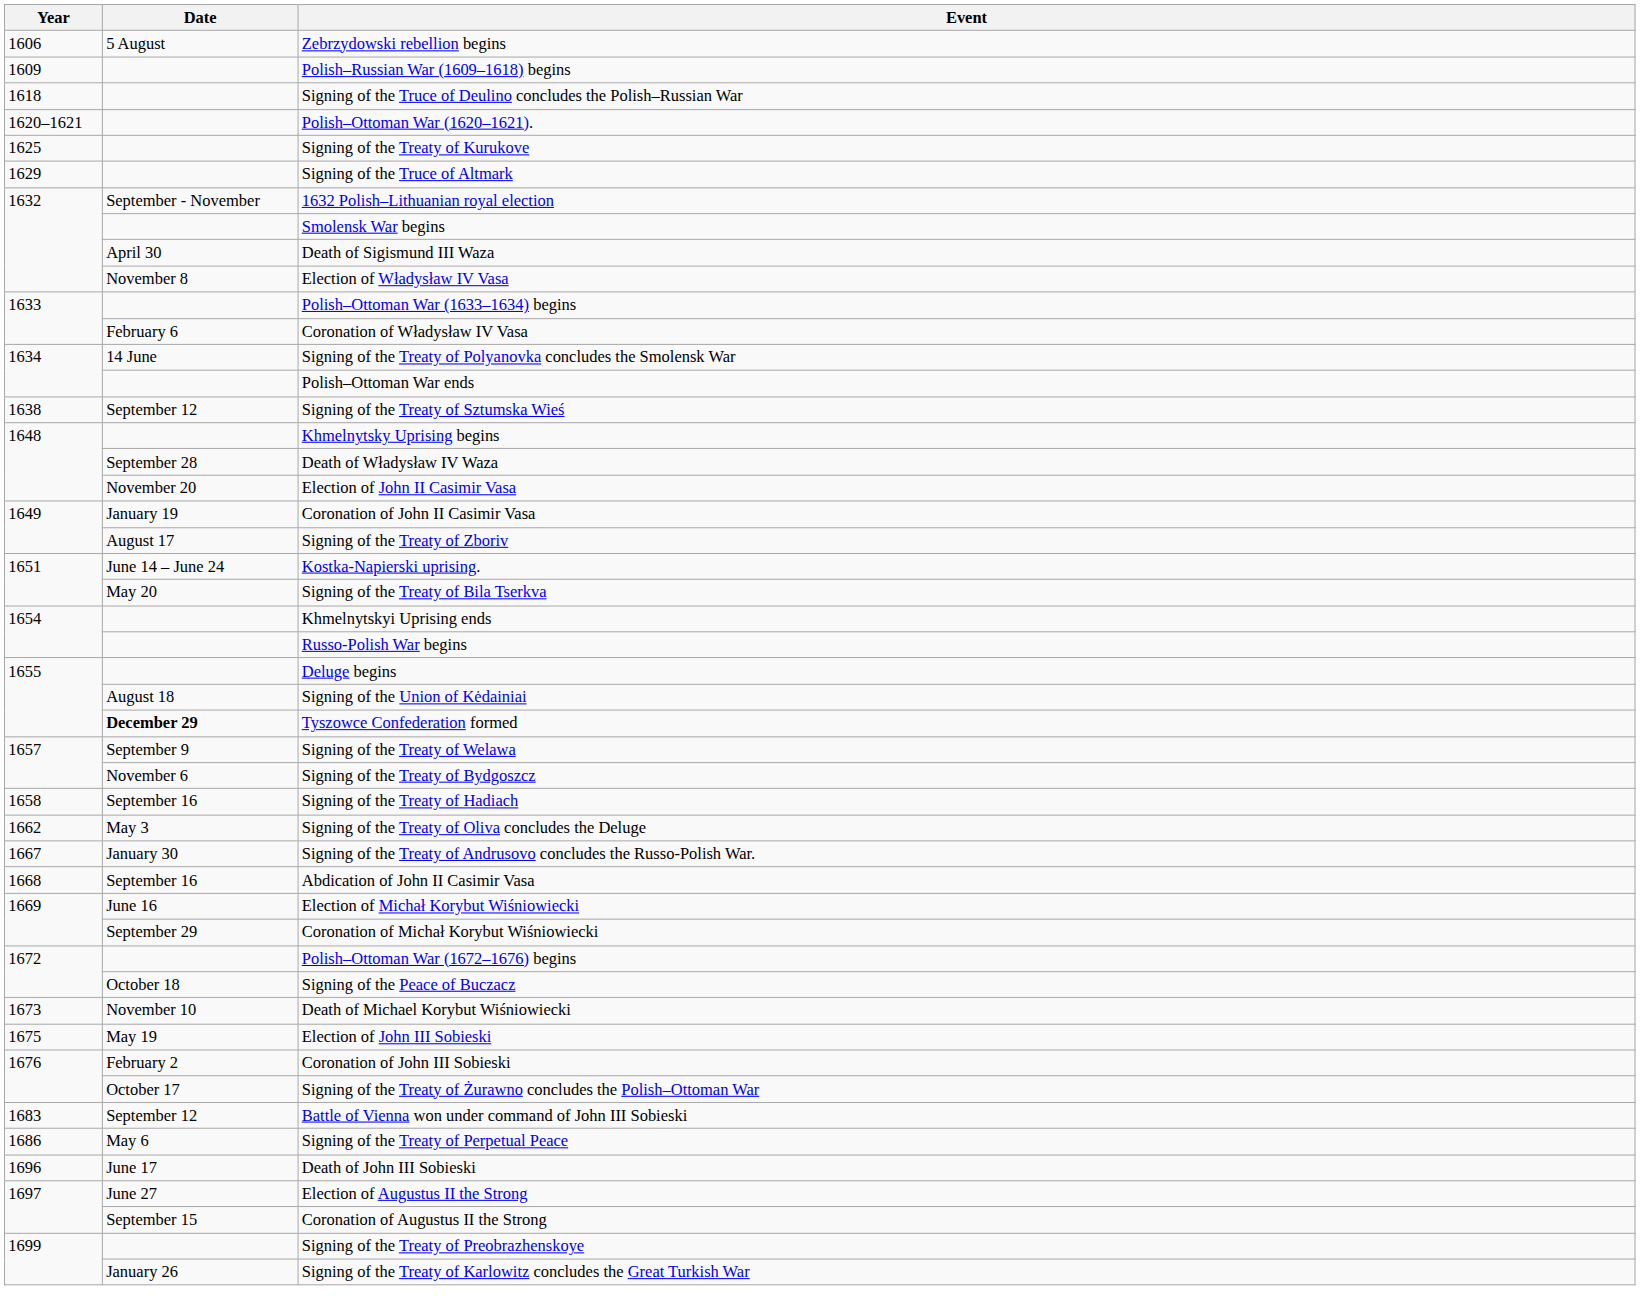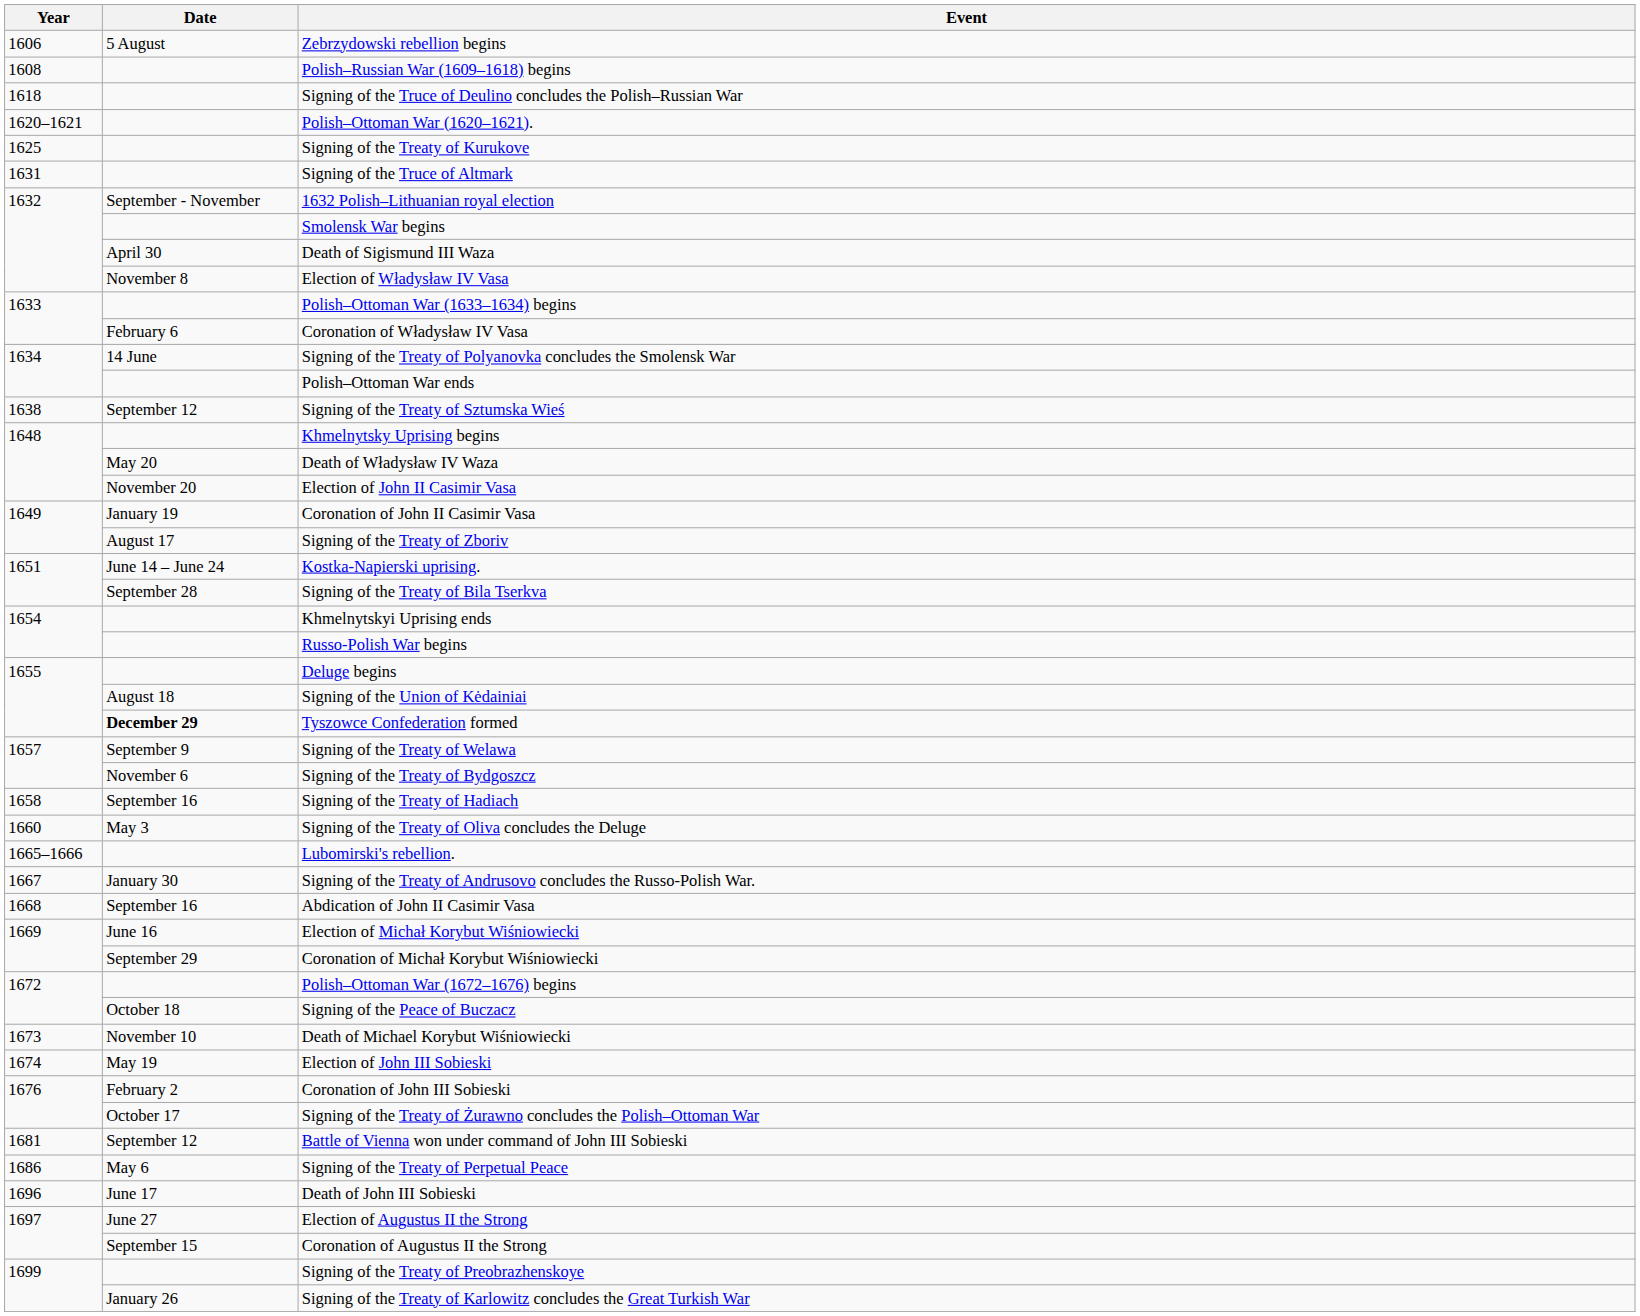(25, 69) 1609 -> (25, 69) 1608
(25, 174) 1629 -> (25, 174) 1631
(152, 461) September 28 -> (132, 461) May 20
(132, 592) May 20 -> (152, 592) September 28
(25, 827) 1662 -> (25, 827) 1660
+ row: (378, 853)
(25, 1036) 1675 -> (25, 1063) 1674
(25, 1115) 1683 -> (25, 1141) 1681
